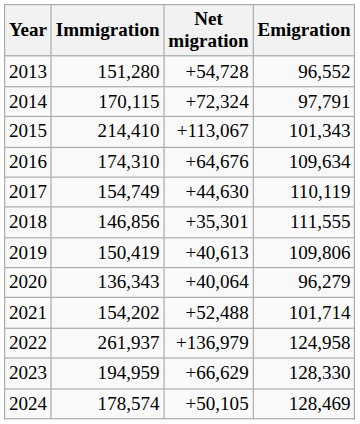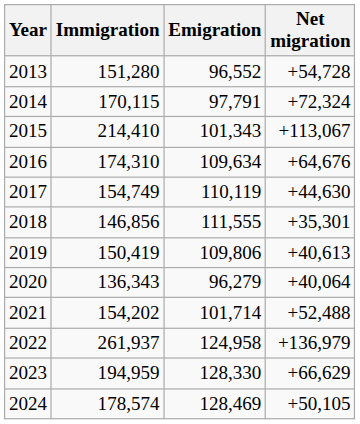columns swapped: (304, 30) <-> (208, 30)
